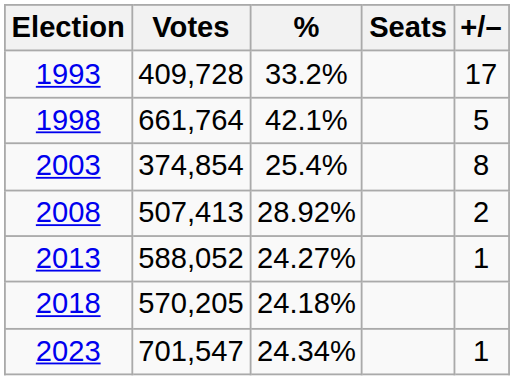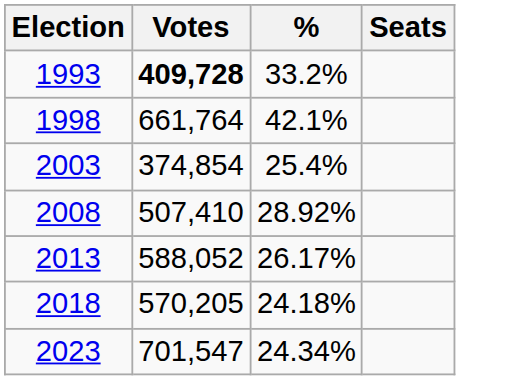- column: (481, 27)
(191, 73) normal -> (191, 73) bold
(191, 212) 507,413 -> (191, 212) 507,410
(306, 258) 24.27% -> (306, 258) 26.17%
